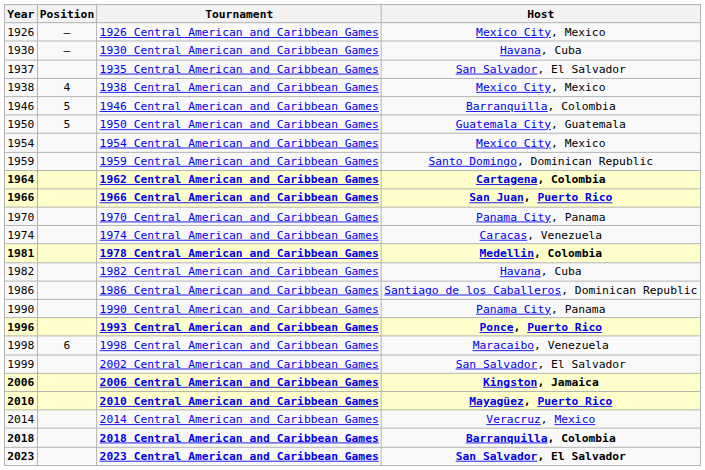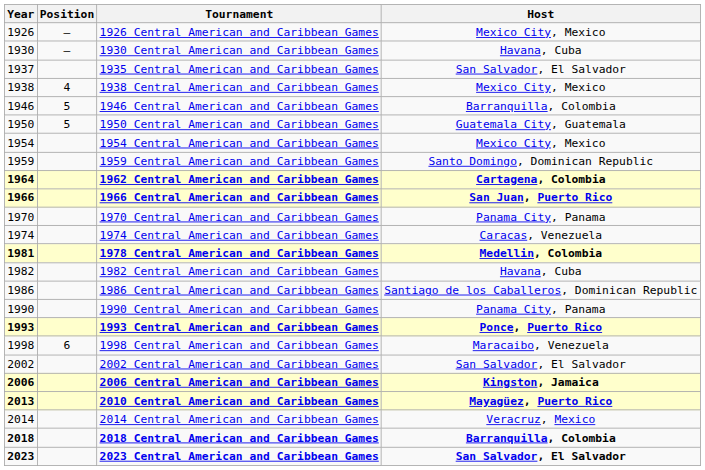(21, 327) 1996 -> (21, 327) 1993
(21, 364) 1999 -> (21, 364) 2002
(21, 401) 2010 -> (21, 401) 2013
